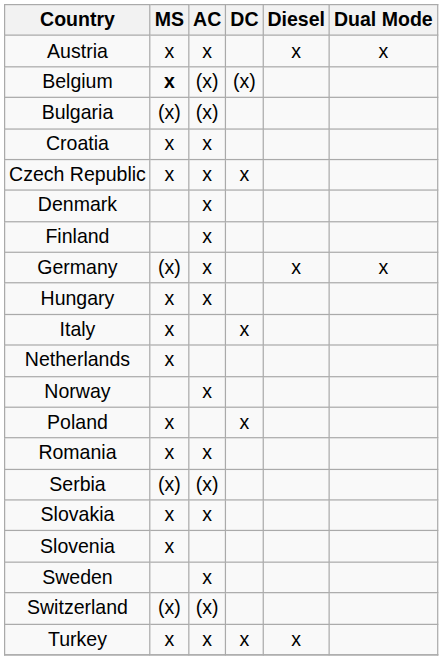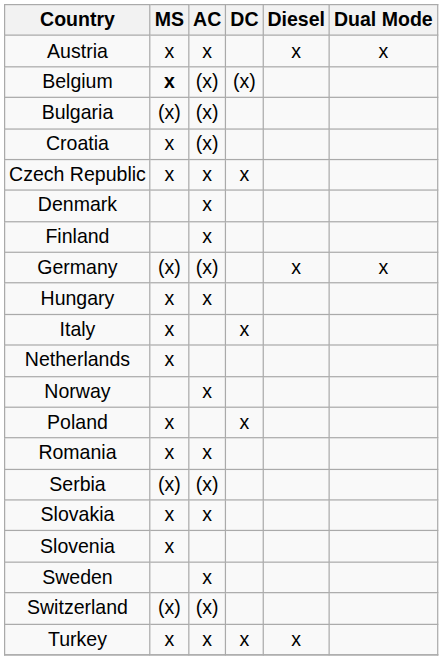(207, 143) x -> (207, 143) (x)
(207, 267) x -> (207, 267) (x)
